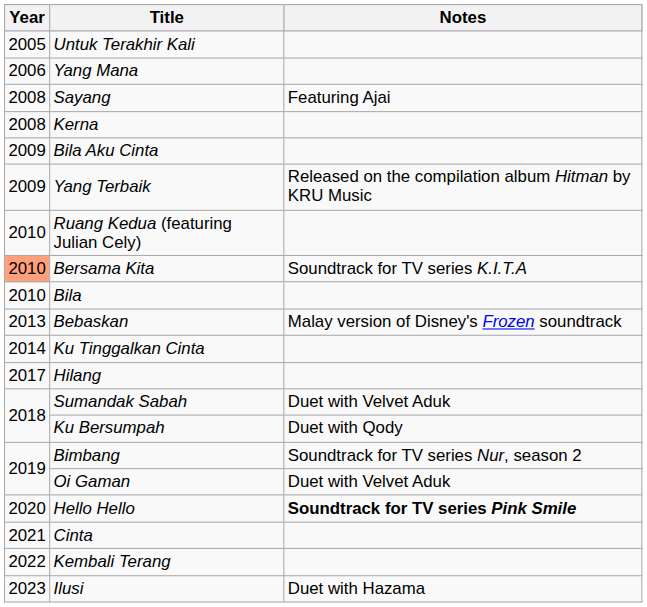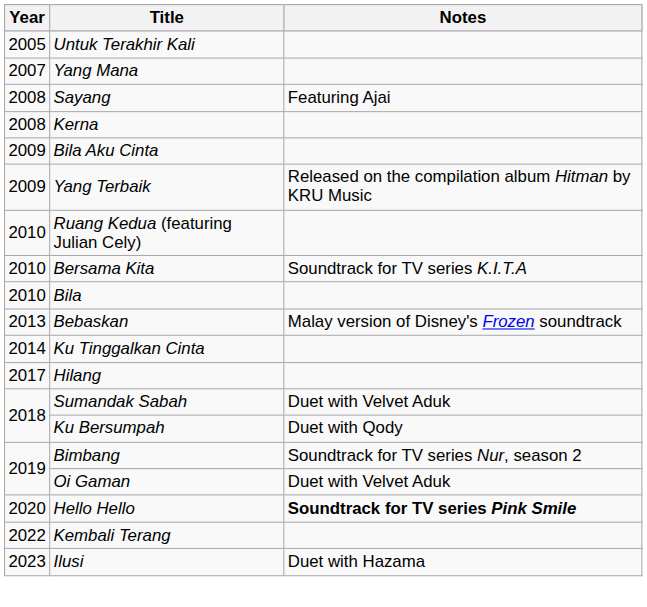(27, 71) 2006 -> (27, 71) 2007
(27, 268) lightsalmon background -> (27, 268) no background
- row: (73, 535)
